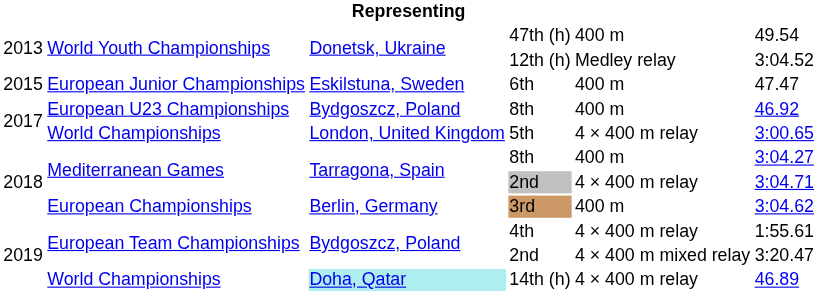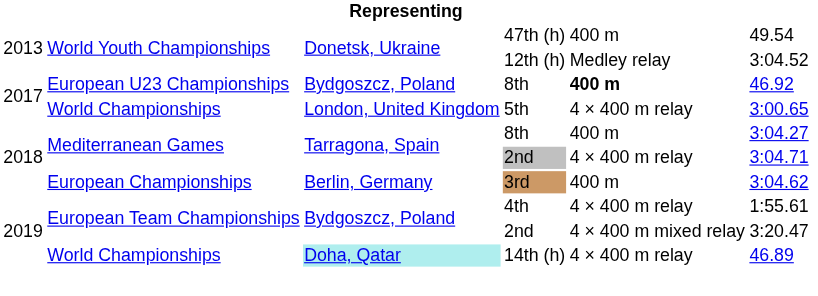- row: (176, 84)
(600, 108) normal -> (595, 84) bold
